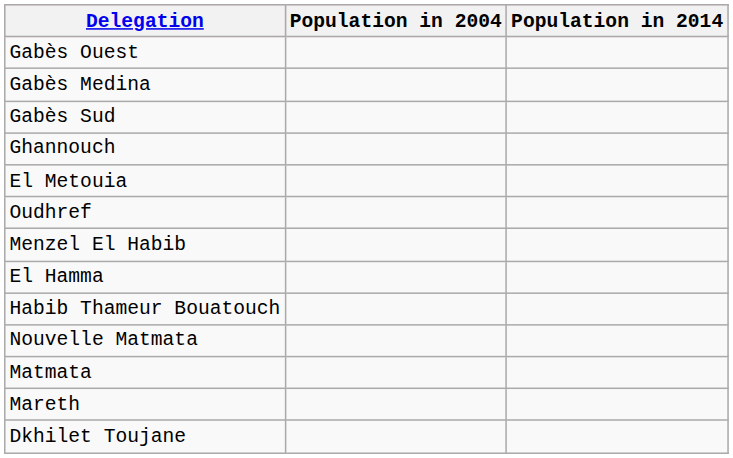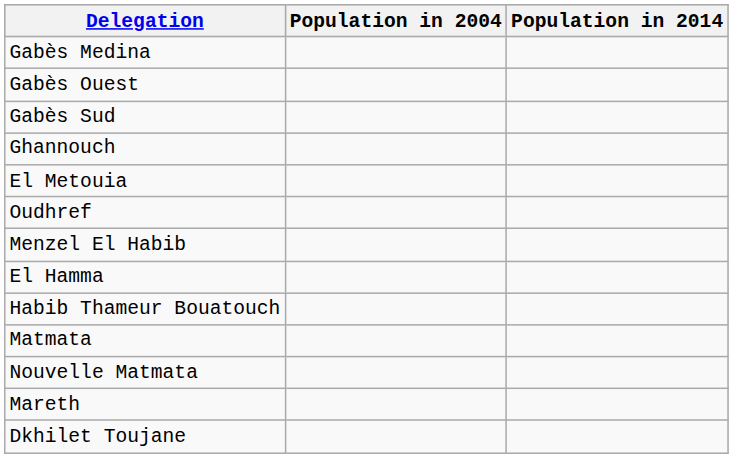rows swapped: (80, 85) <-> (74, 53)
rows swapped: (51, 373) <-> (104, 341)
